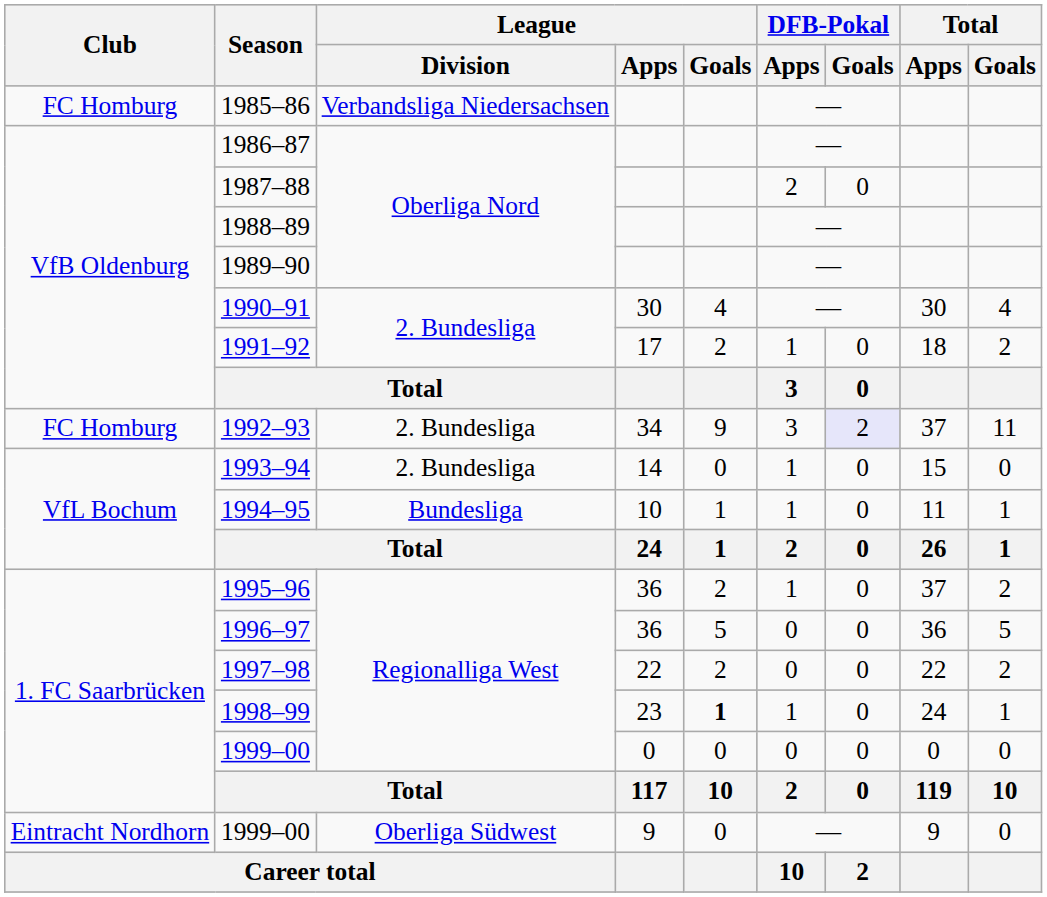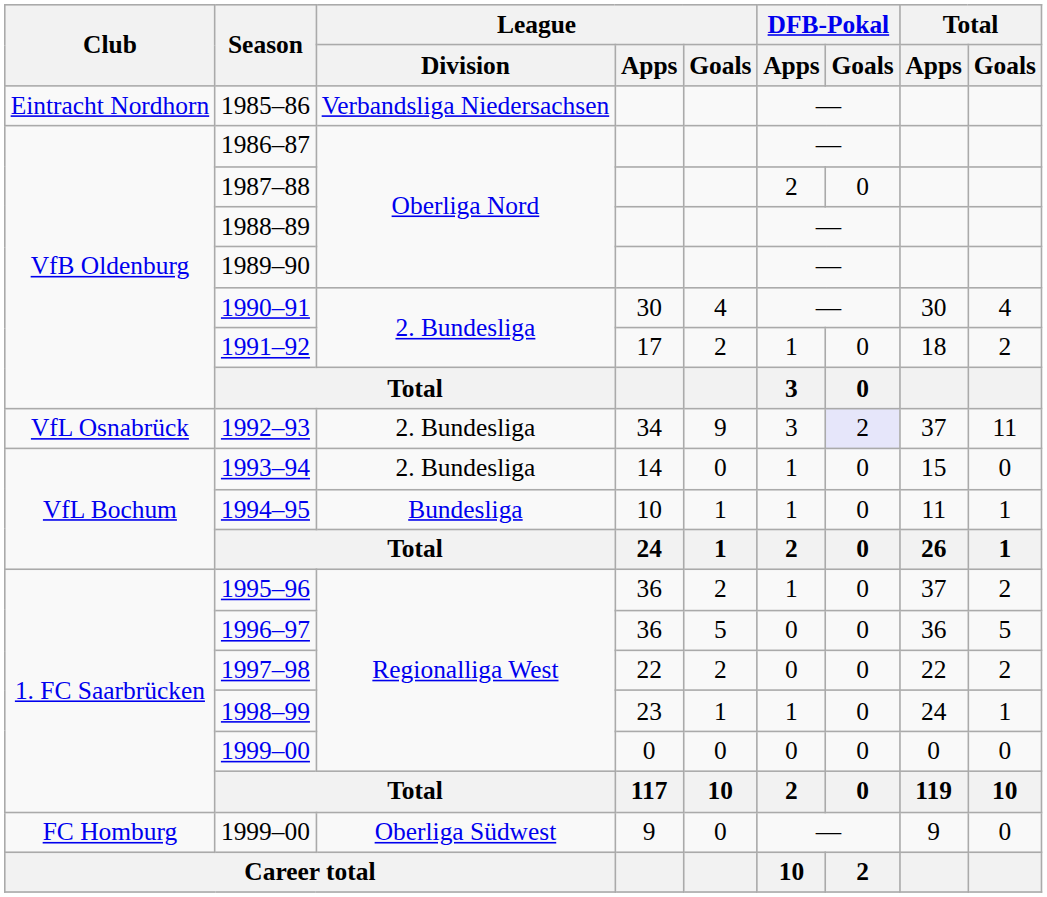(110, 105) FC Homburg -> (110, 105) Eintracht Nordhorn
(110, 428) FC Homburg -> (110, 428) VfL Osnabrück
(720, 710) bold -> (720, 710) normal
(110, 831) Eintracht Nordhorn -> (110, 831) FC Homburg
